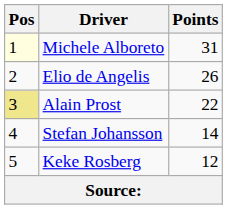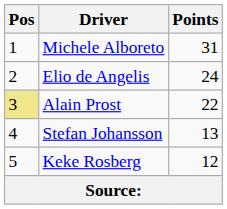(13, 47) lightyellow background -> (13, 47) no background
(210, 76) 26 -> (210, 76) 24
(210, 133) 14 -> (210, 133) 13
